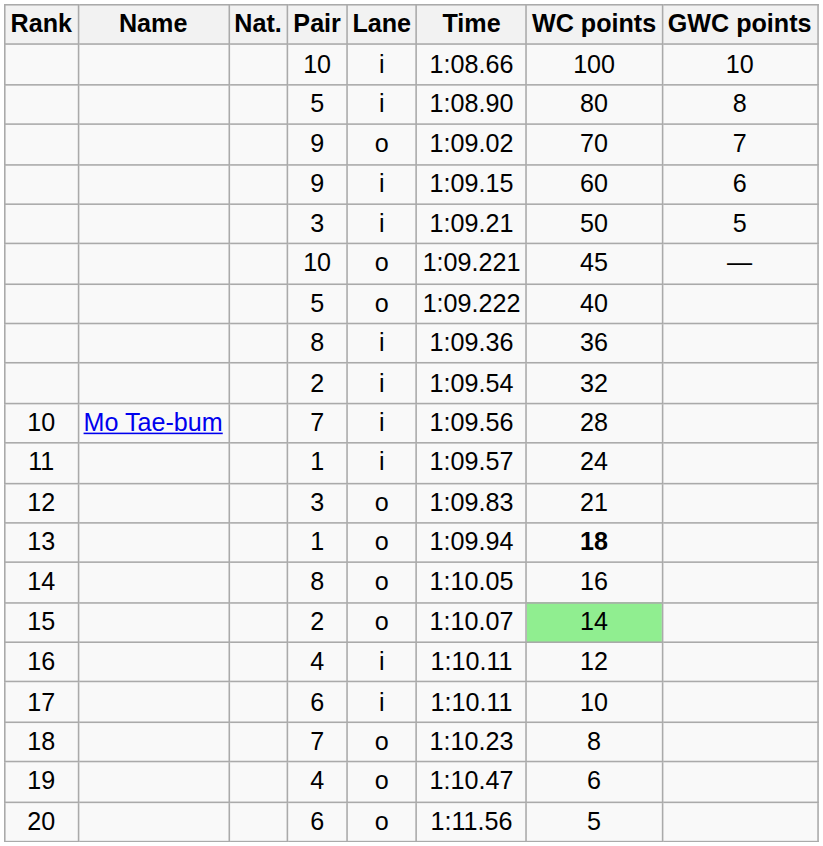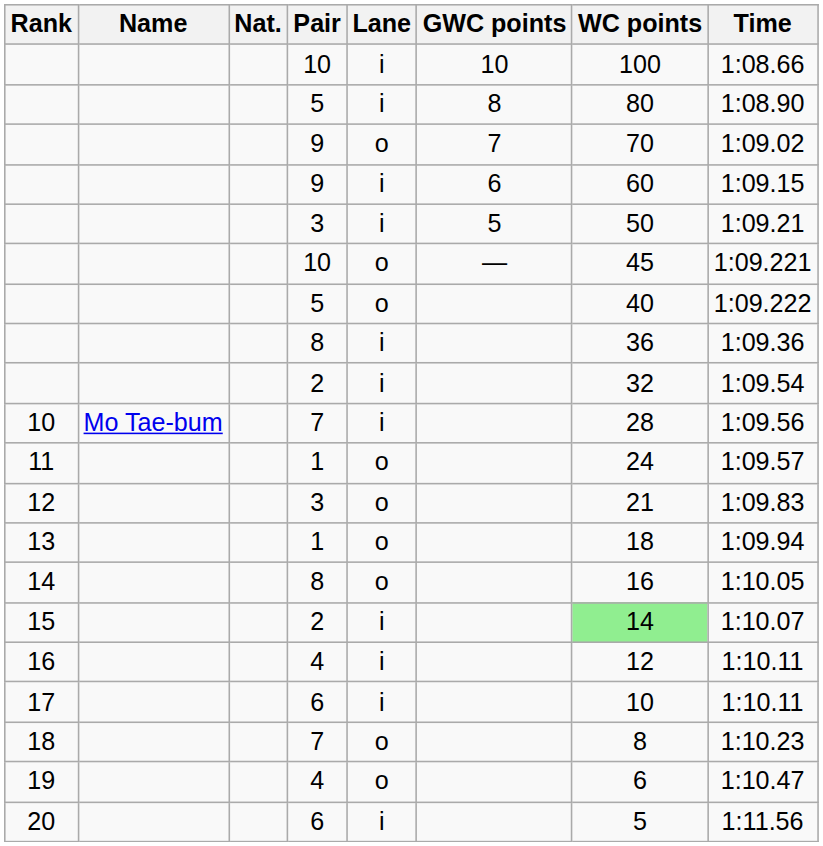columns swapped: (472, 24) <-> (740, 24)
(382, 462) i -> (382, 462) o
(594, 542) bold -> (640, 542) normal
(382, 622) o -> (382, 622) i
(382, 821) o -> (382, 821) i
